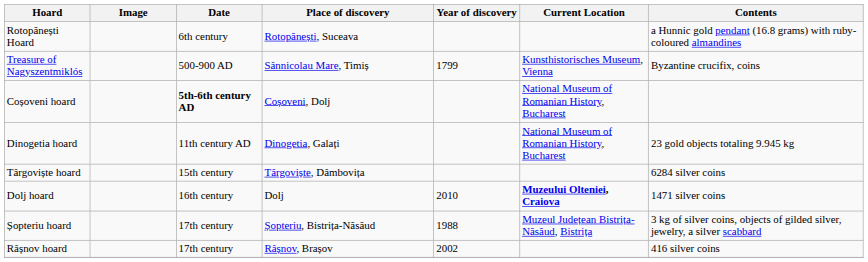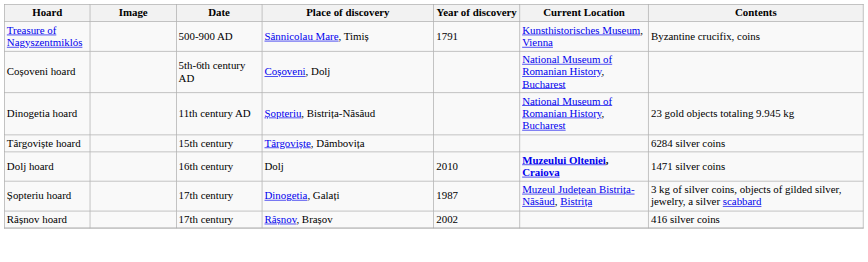- row: (33, 36)
(447, 65) 1799 -> (447, 36) 1791
(215, 101) bold -> (212, 72) normal
(302, 143) Dinogetia, Galați -> (320, 113) Șopteriu, Bistrița-Năsăud
(320, 225) Șopteriu, Bistrița-Năsăud -> (302, 196) Dinogetia, Galați
(447, 225) 1988 -> (447, 196) 1987
